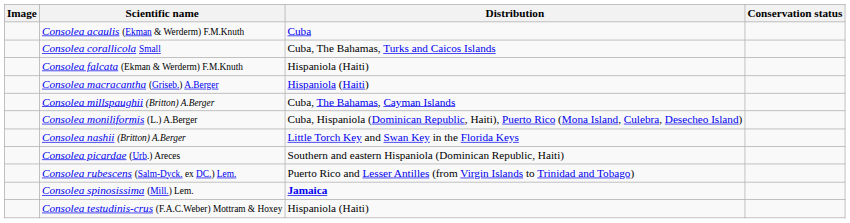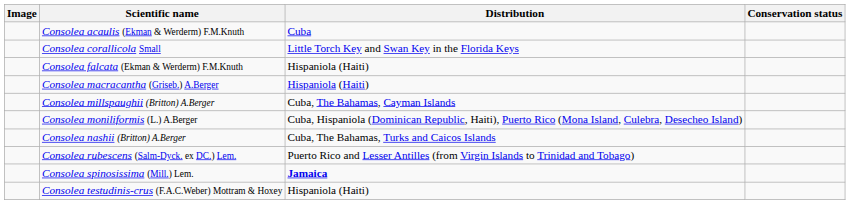(392, 48) Cuba, The Bahamas, Turks and Caicos Islands -> (403, 48) Little Torch Key and Swan Key in the Florida Keys
(403, 137) Little Torch Key and Swan Key in the Florida Keys -> (392, 137) Cuba, The Bahamas, Turks and Caicos Islands
- row: (111, 155)
